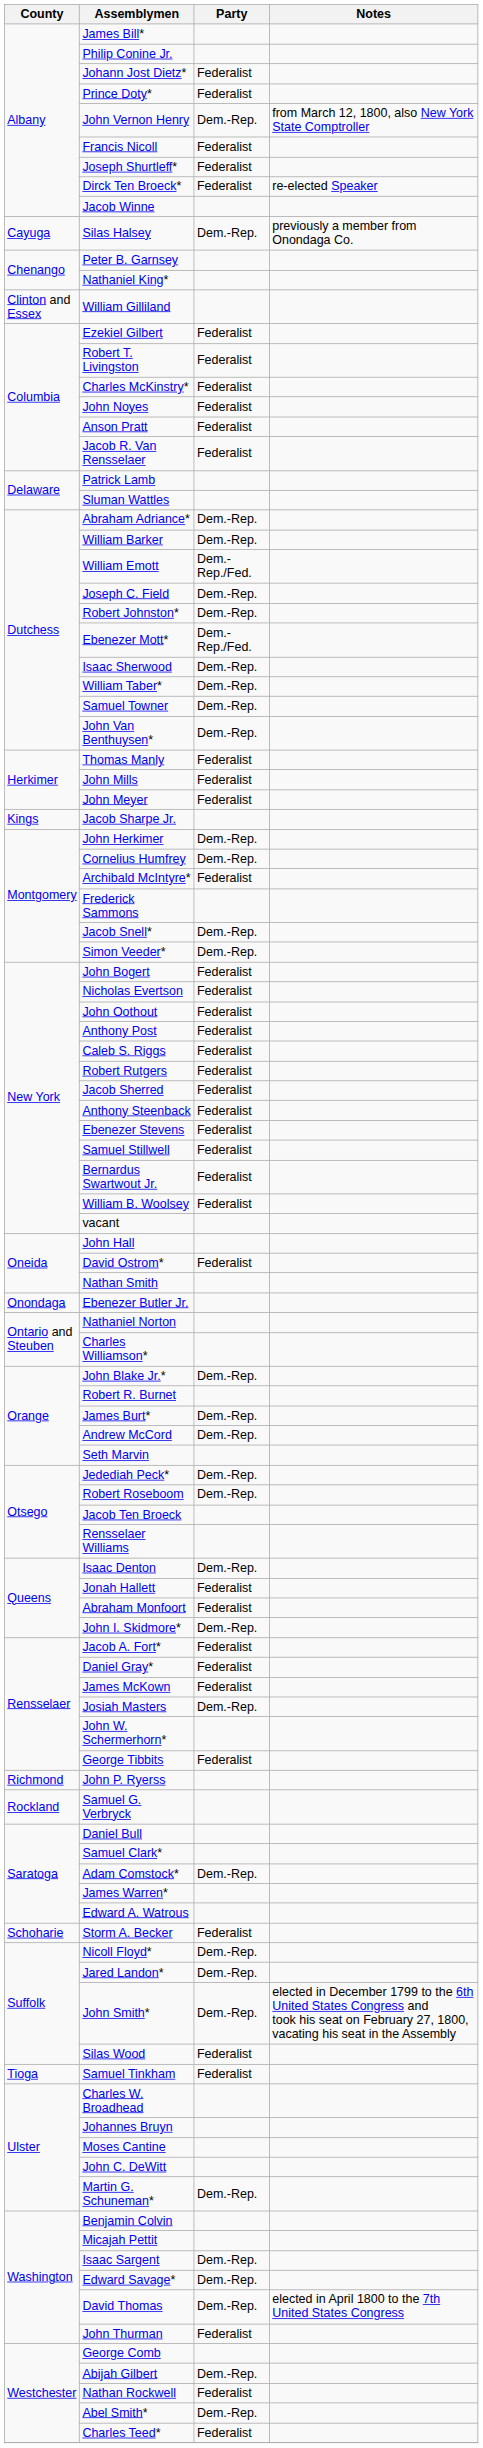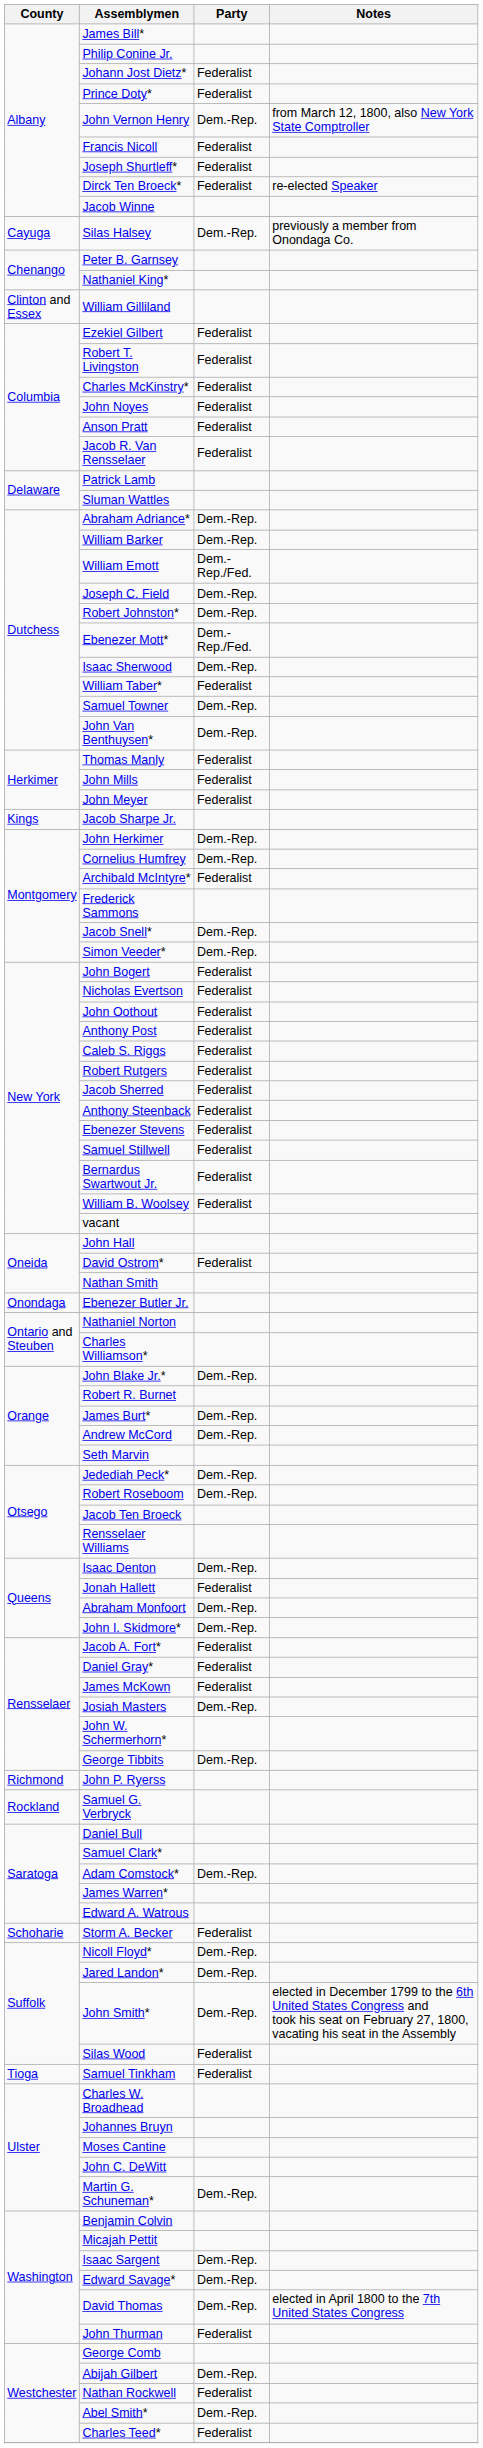(227, 686) Dem.-Rep. -> (224, 686) Federalist
(224, 1607) Federalist -> (227, 1607) Dem.-Rep.
(224, 1760) Federalist -> (227, 1760) Dem.-Rep.
